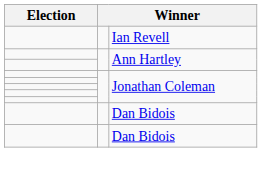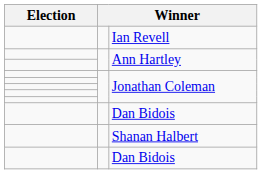+ row: (51, 136)
